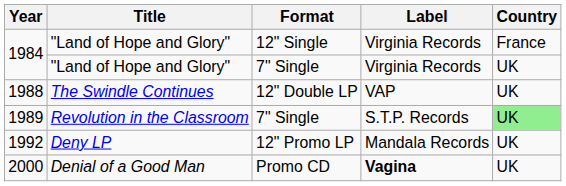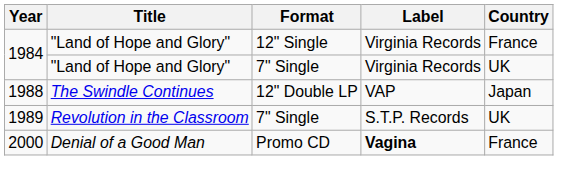(507, 92) UK -> (510, 92) Japan
(507, 117) lightgreen background -> (499, 117) no background
- row: (26, 142)
(507, 167) UK -> (513, 142) France
